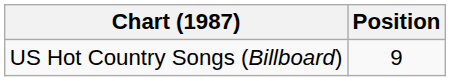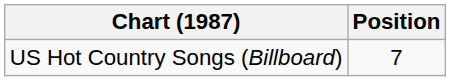(396, 57) 9 -> (396, 57) 7
